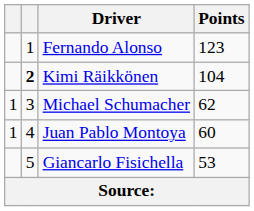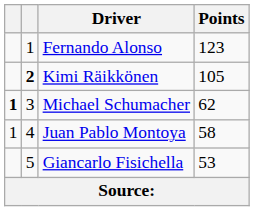(211, 75) 104 -> (211, 75) 105
(13, 104) normal -> (13, 104) bold
(207, 133) 60 -> (207, 133) 58
